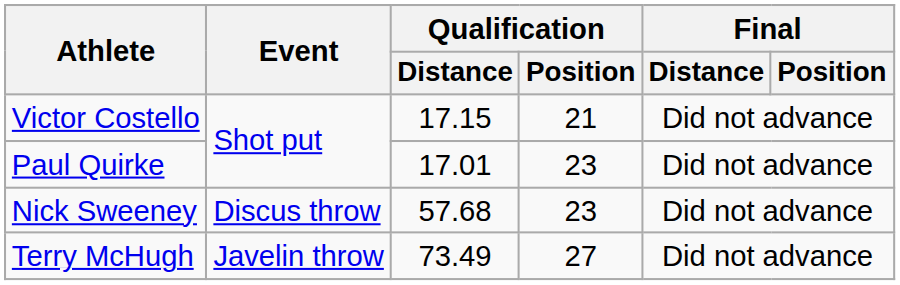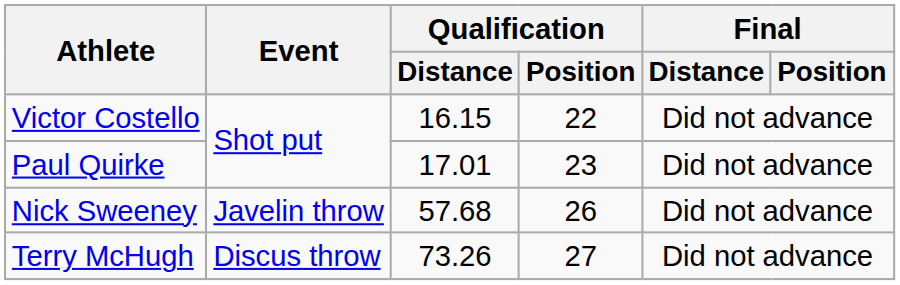(455, 118) 17.15 -> (455, 118) 16.15
(581, 118) 21 -> (581, 118) 22
(297, 211) Discus throw -> (299, 211) Javelin throw
(581, 211) 23 -> (581, 211) 26
(299, 257) Javelin throw -> (297, 257) Discus throw
(455, 257) 73.49 -> (455, 257) 73.26
